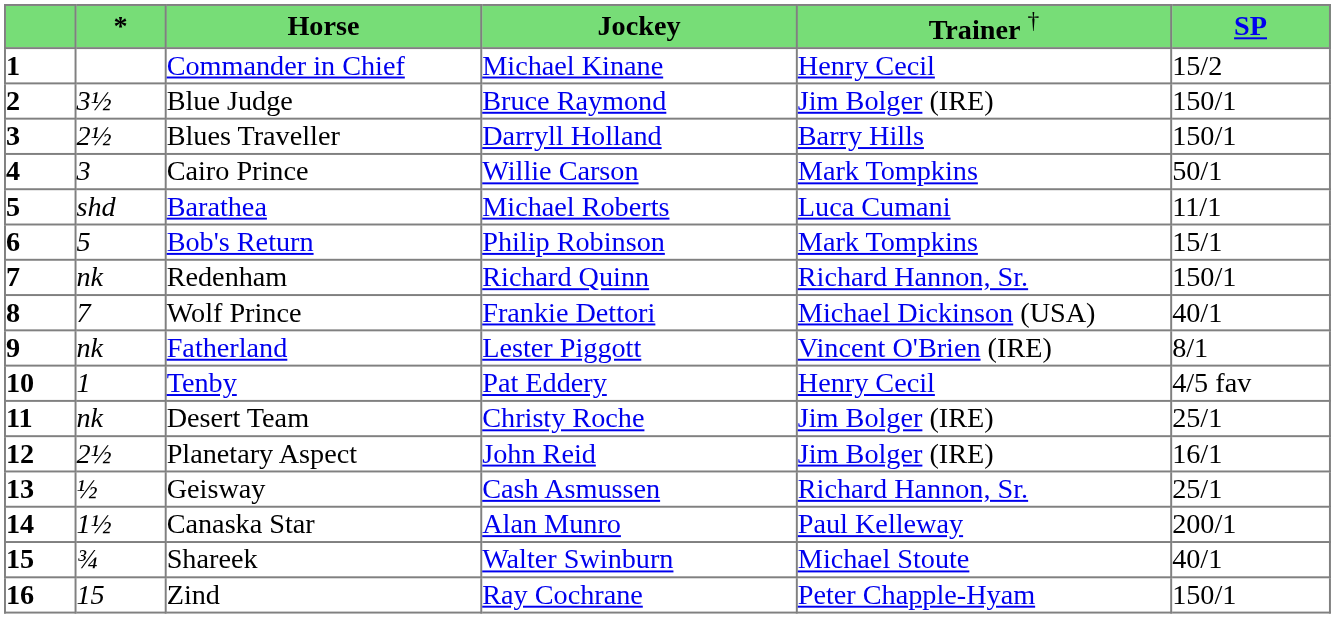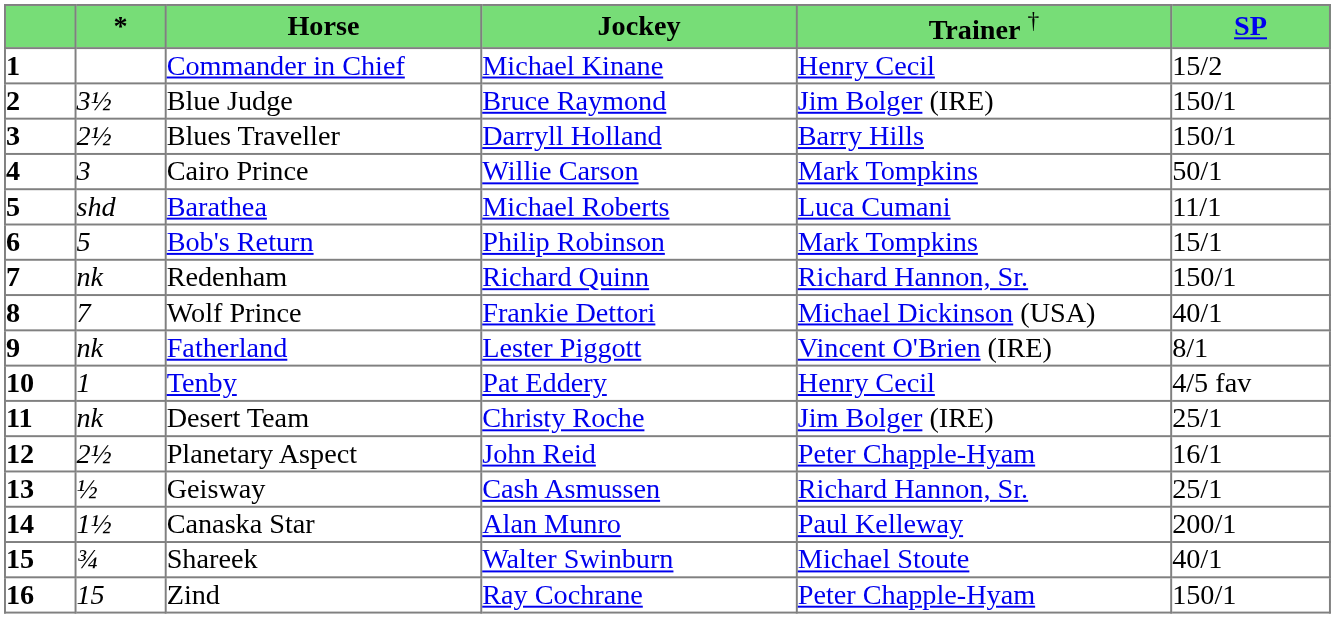(896, 452) Jim Bolger (IRE) -> (916, 452) Peter Chapple-Hyam
